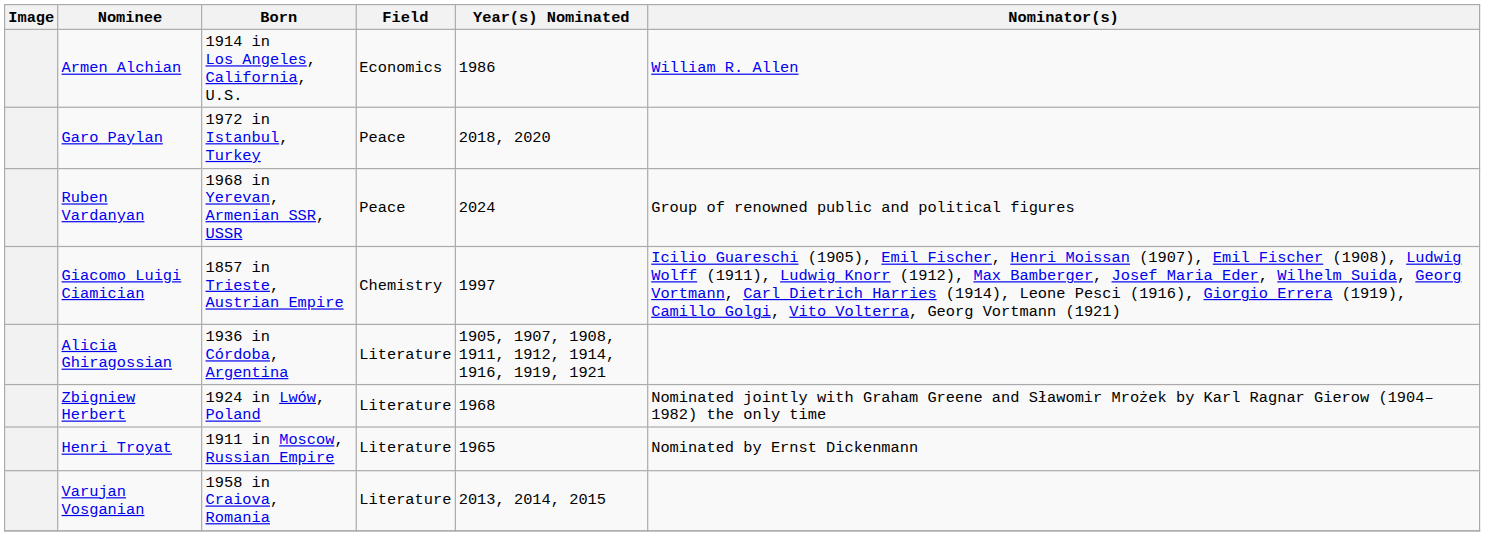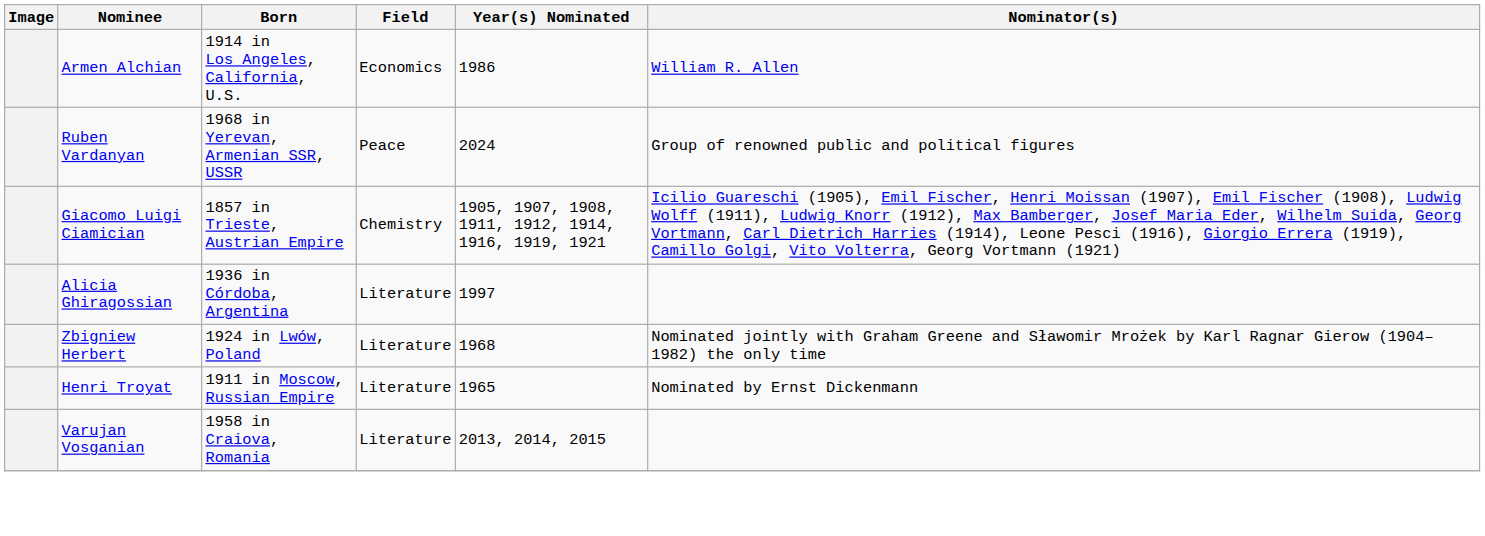- row: (112, 138)
(477, 285) 1997 -> (537, 225) 1905, 1907, 1908, 1911, 1912, 1914, 1916, 1919, 1921
(537, 354) 1905, 1907, 1908, 1911, 1912, 1914, 1916, 1919, 1921 -> (477, 294) 1997
